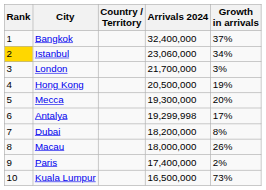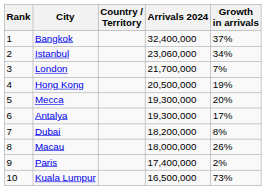(9, 54) gold background -> (9, 54) no background
(220, 69) 3% -> (220, 69) 7%
(172, 116) 19,299,998 -> (172, 116) 19,300,000
